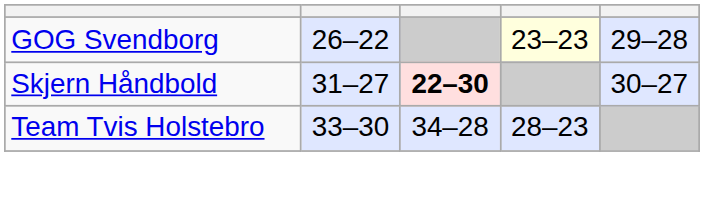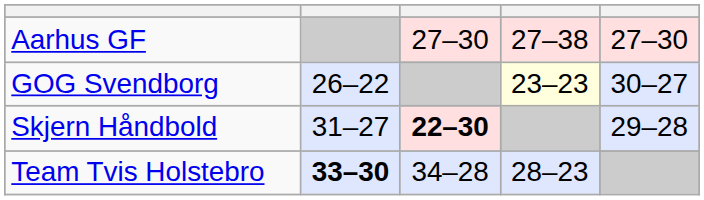+ row: (79, 39)
(649, 39) 29–28 -> (649, 83) 30–27
(649, 83) 30–27 -> (649, 127) 29–28
(351, 127) normal -> (351, 171) bold
